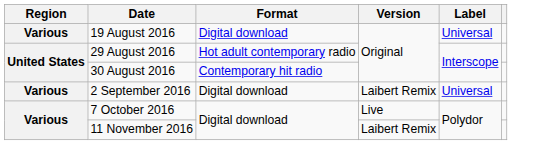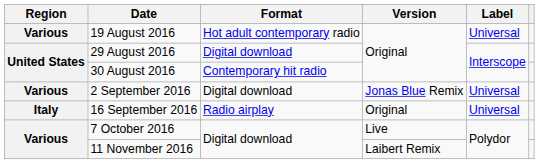(243, 33) Digital download -> (281, 33) Hot adult contemporary radio
(277, 52) Hot adult contemporary radio -> (248, 52) Digital download
(399, 91) Laibert Remix -> (414, 91) Jonas Blue Remix
+ row: (144, 110)
